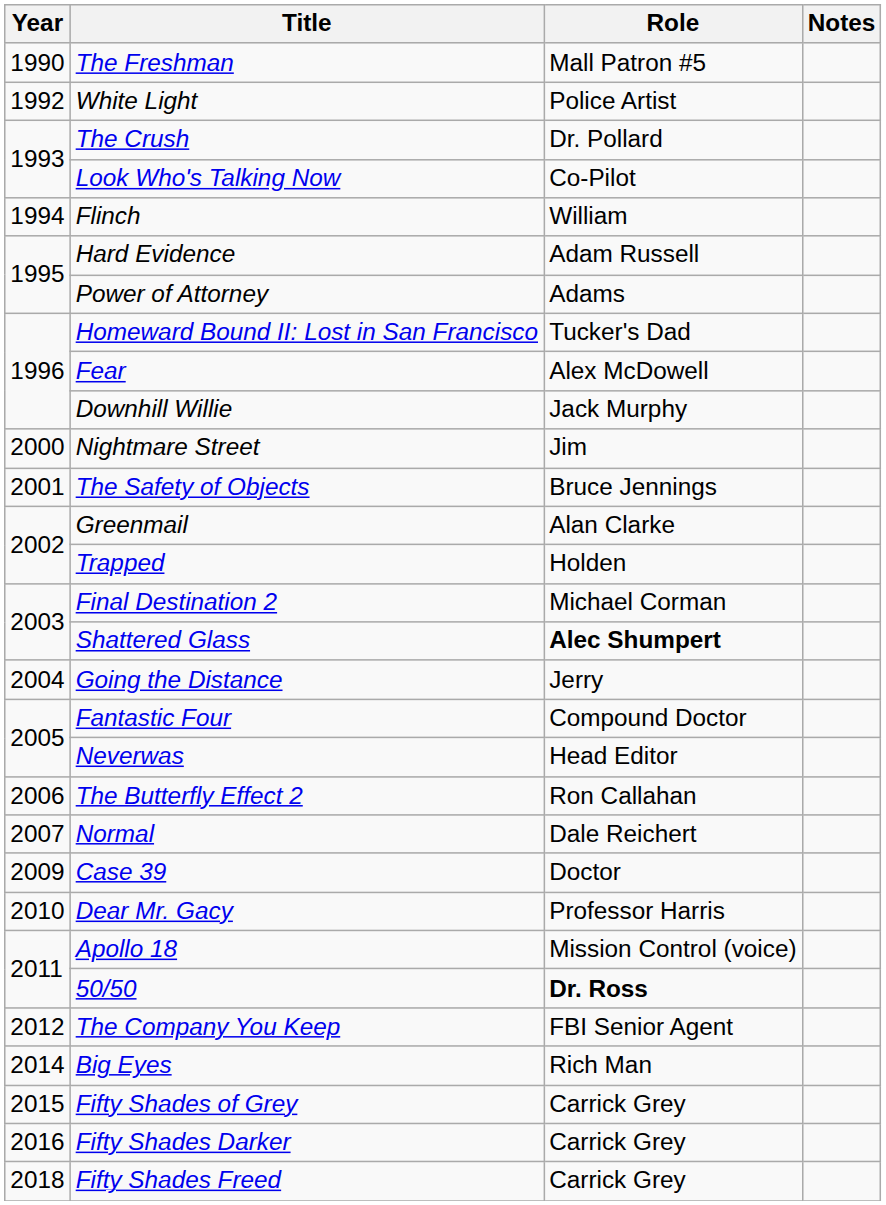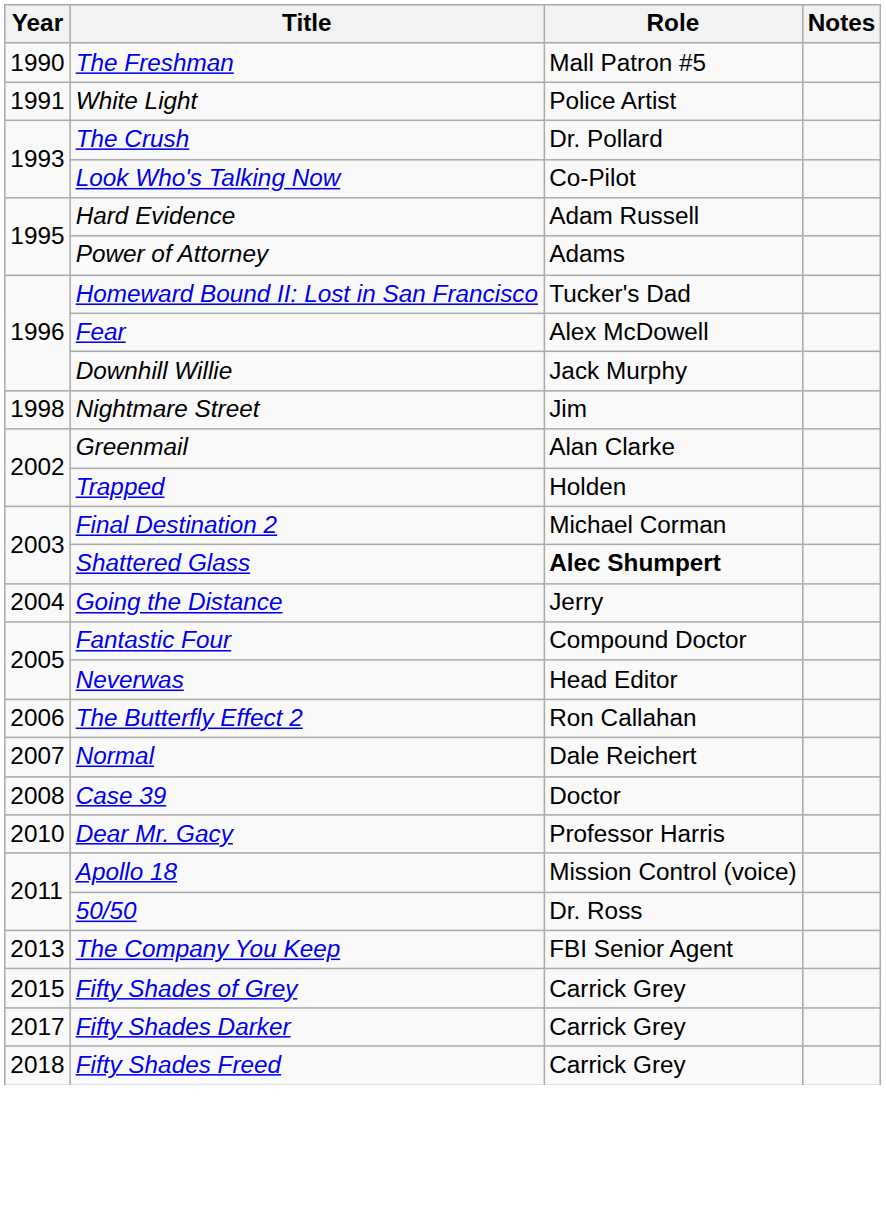(37, 100) 1992 -> (37, 100) 1991
- row: (108, 216)
(37, 448) 2000 -> (37, 409) 1998
- row: (193, 486)
(37, 872) 2009 -> (37, 795) 2008
(599, 988) bold -> (596, 910) normal
(37, 1026) 2012 -> (37, 949) 2013
- row: (124, 1065)
(37, 1142) 2016 -> (37, 1026) 2017
